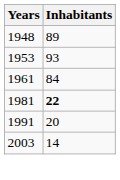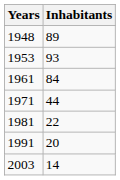+ row: (21, 100)
(53, 100) bold -> (53, 121) normal
